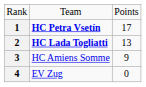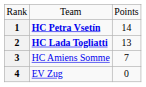(126, 27) 17 -> (126, 27) 14
(126, 58) 9 -> (126, 58) 7
